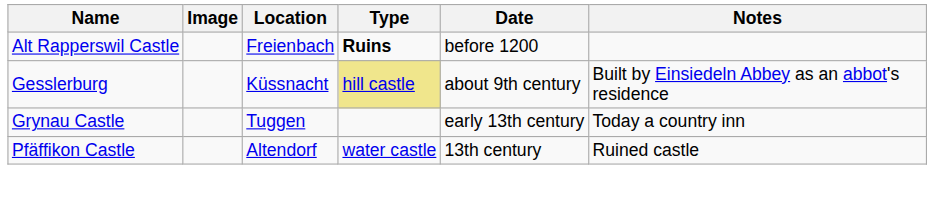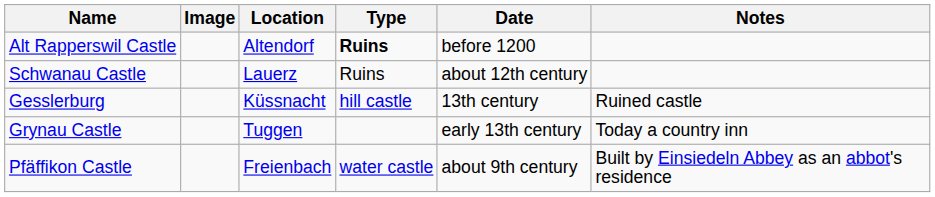(290, 46) Freienbach -> (279, 46) Altendorf
+ row: (77, 74)
(379, 84) khaki background -> (376, 102) no background
(512, 84) about 9th century -> (490, 102) 13th century
(746, 84) Built by Einsiedeln Abbey as an abbot's residence -> (649, 102) Ruined castle
(281, 149) Altendorf -> (287, 167) Freienbach
(493, 149) 13th century -> (510, 167) about 9th century
(646, 149) Ruined castle -> (749, 167) Built by Einsiedeln Abbey as an abbot's residence
